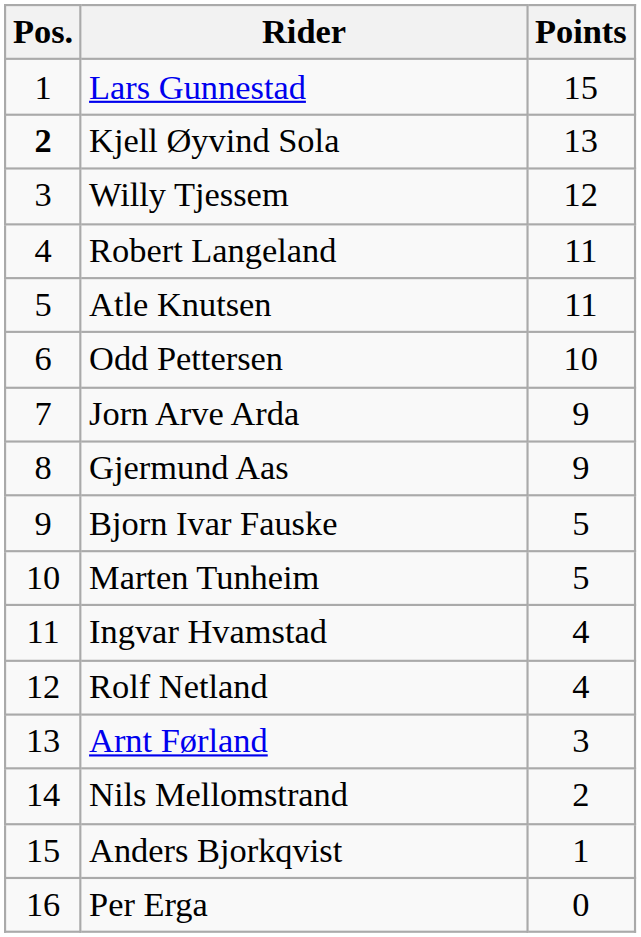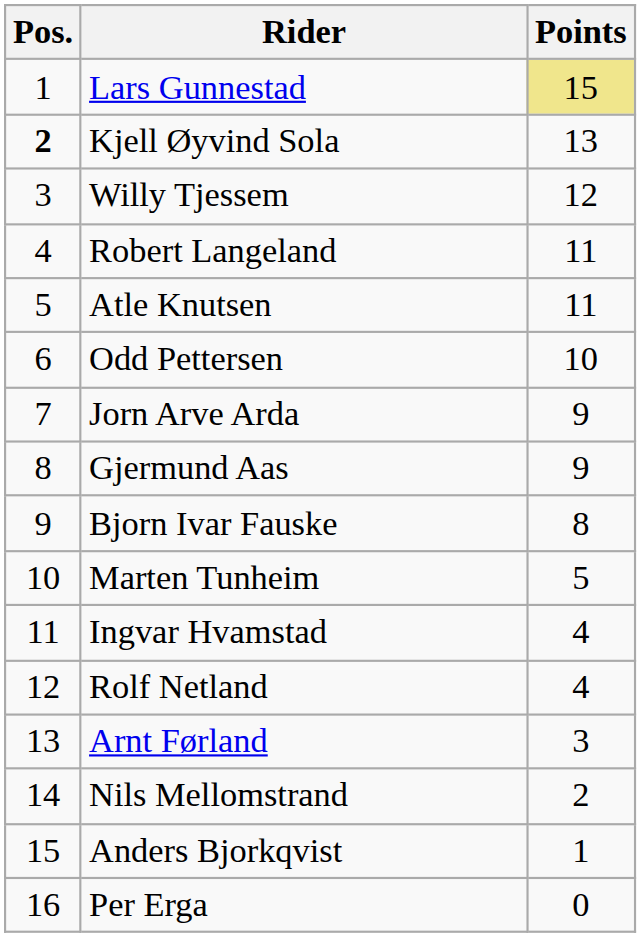(581, 86) no background -> (581, 86) khaki background
(581, 522) 5 -> (581, 522) 8
